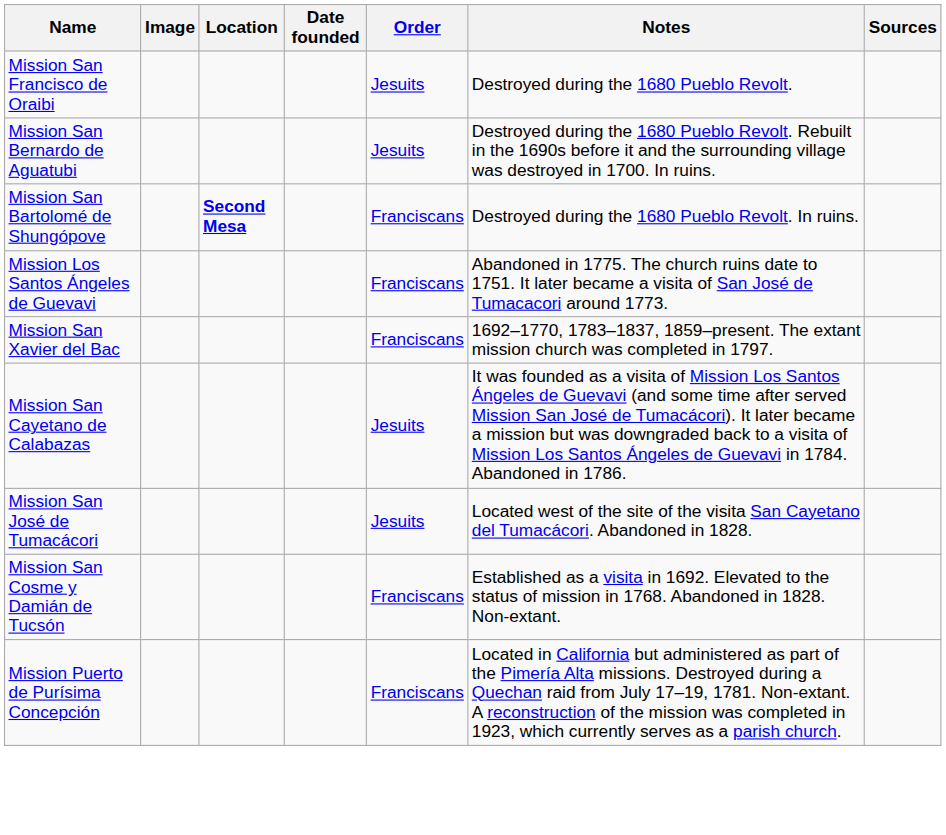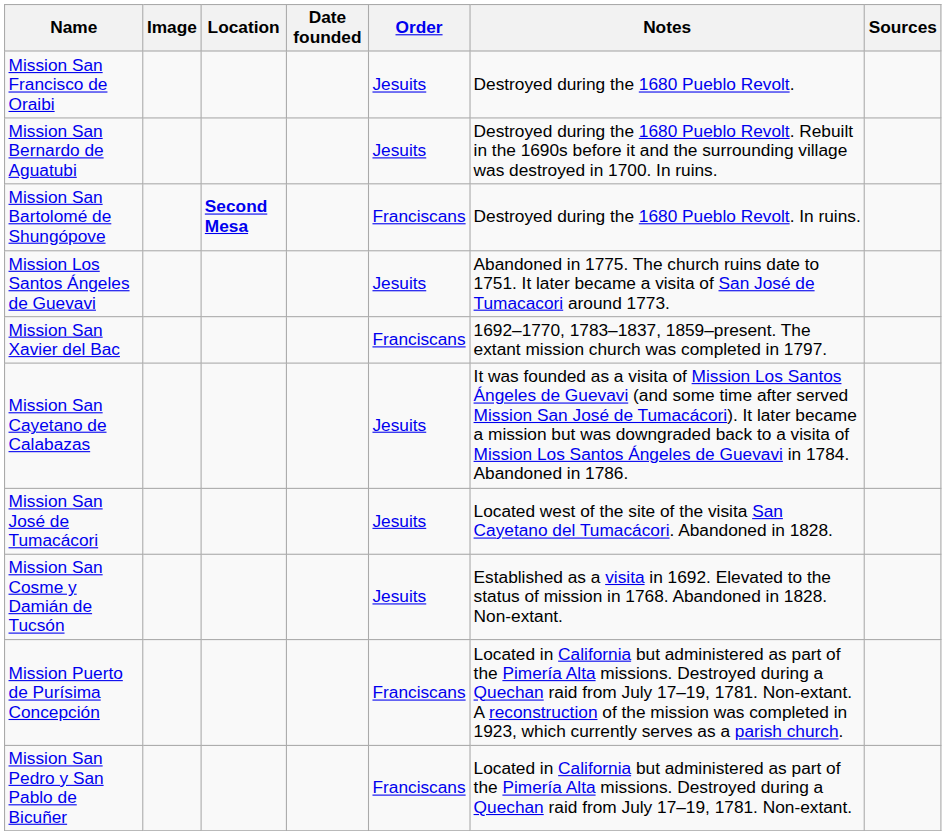(417, 283) Franciscans -> (399, 283) Jesuits
(417, 597) Franciscans -> (399, 597) Jesuits
+ row: (56, 787)
